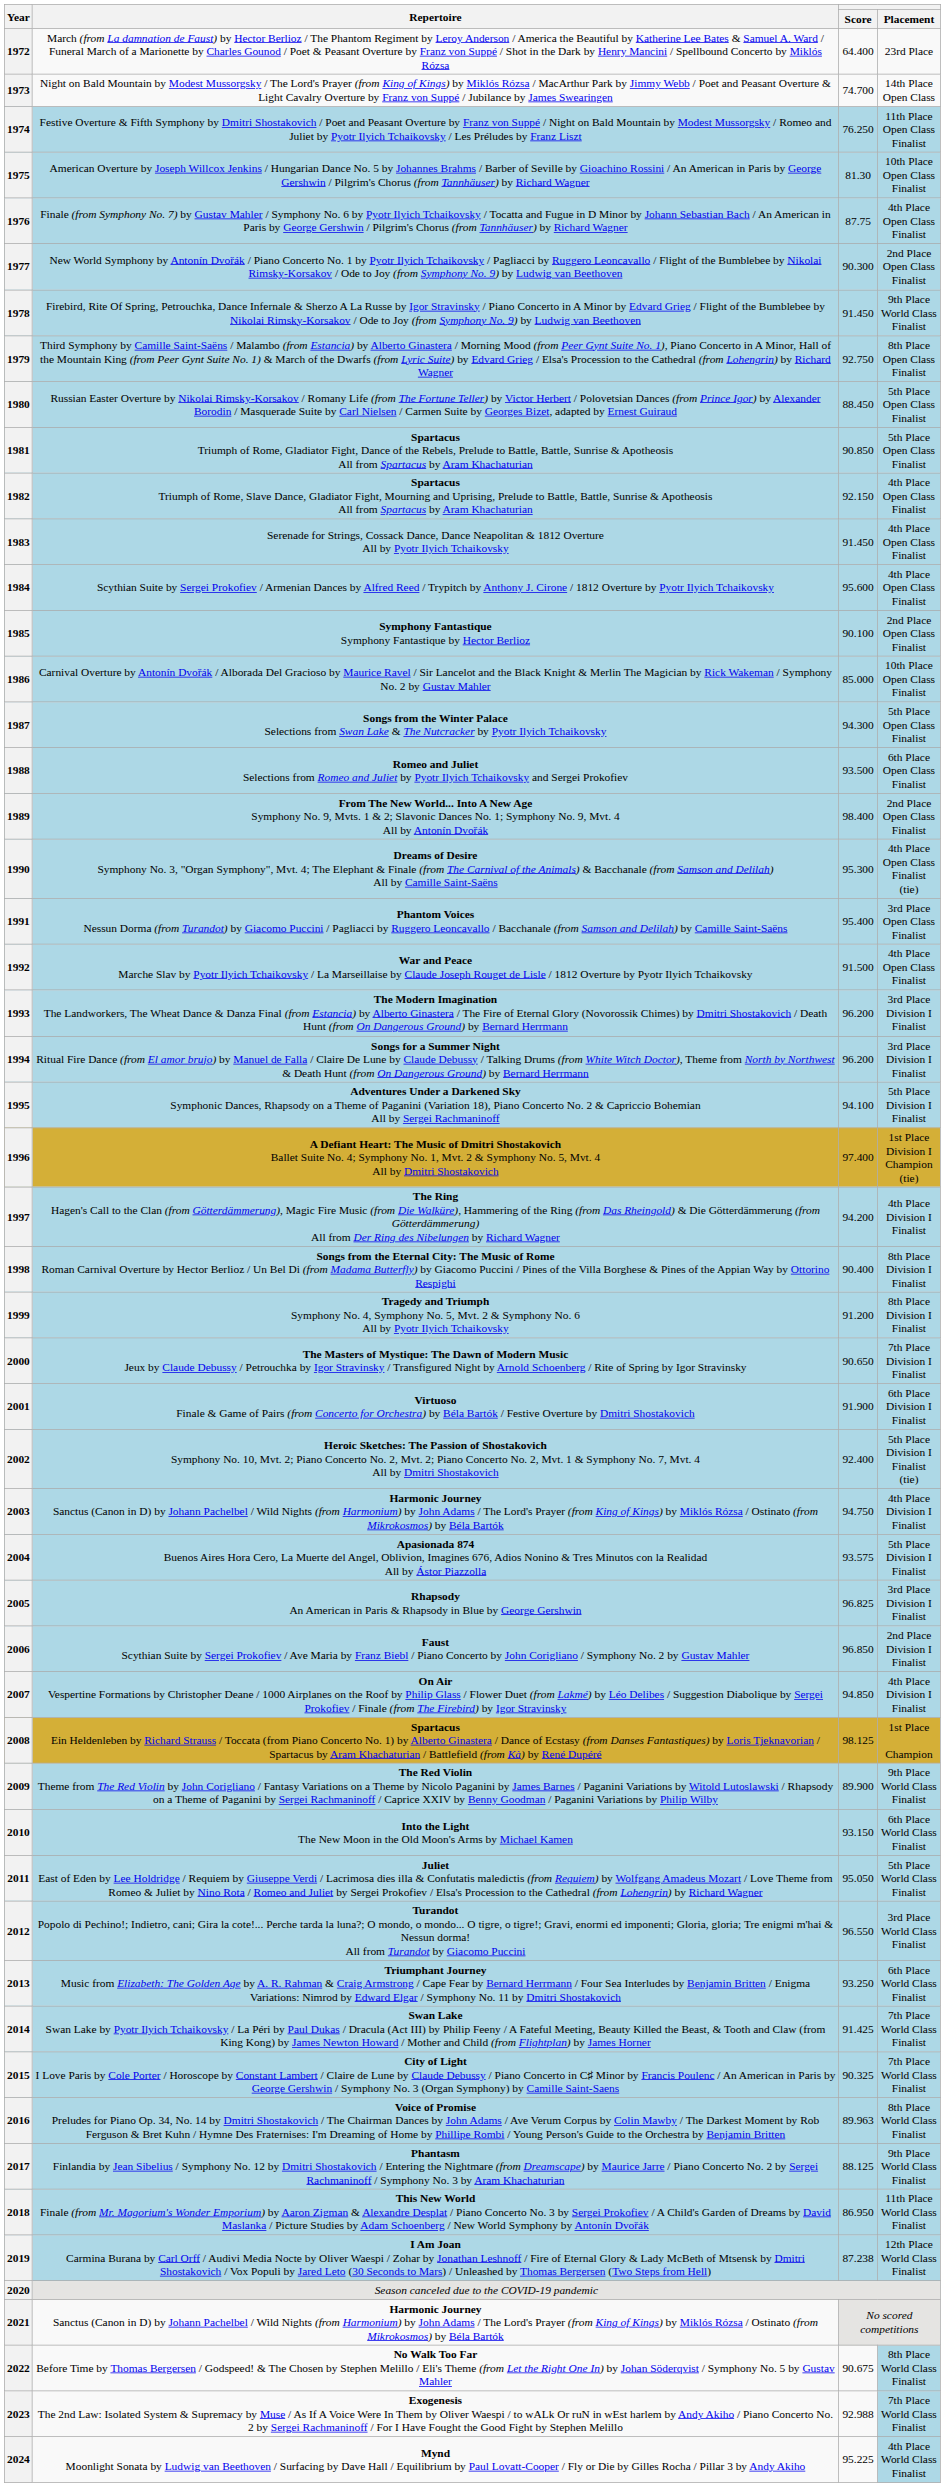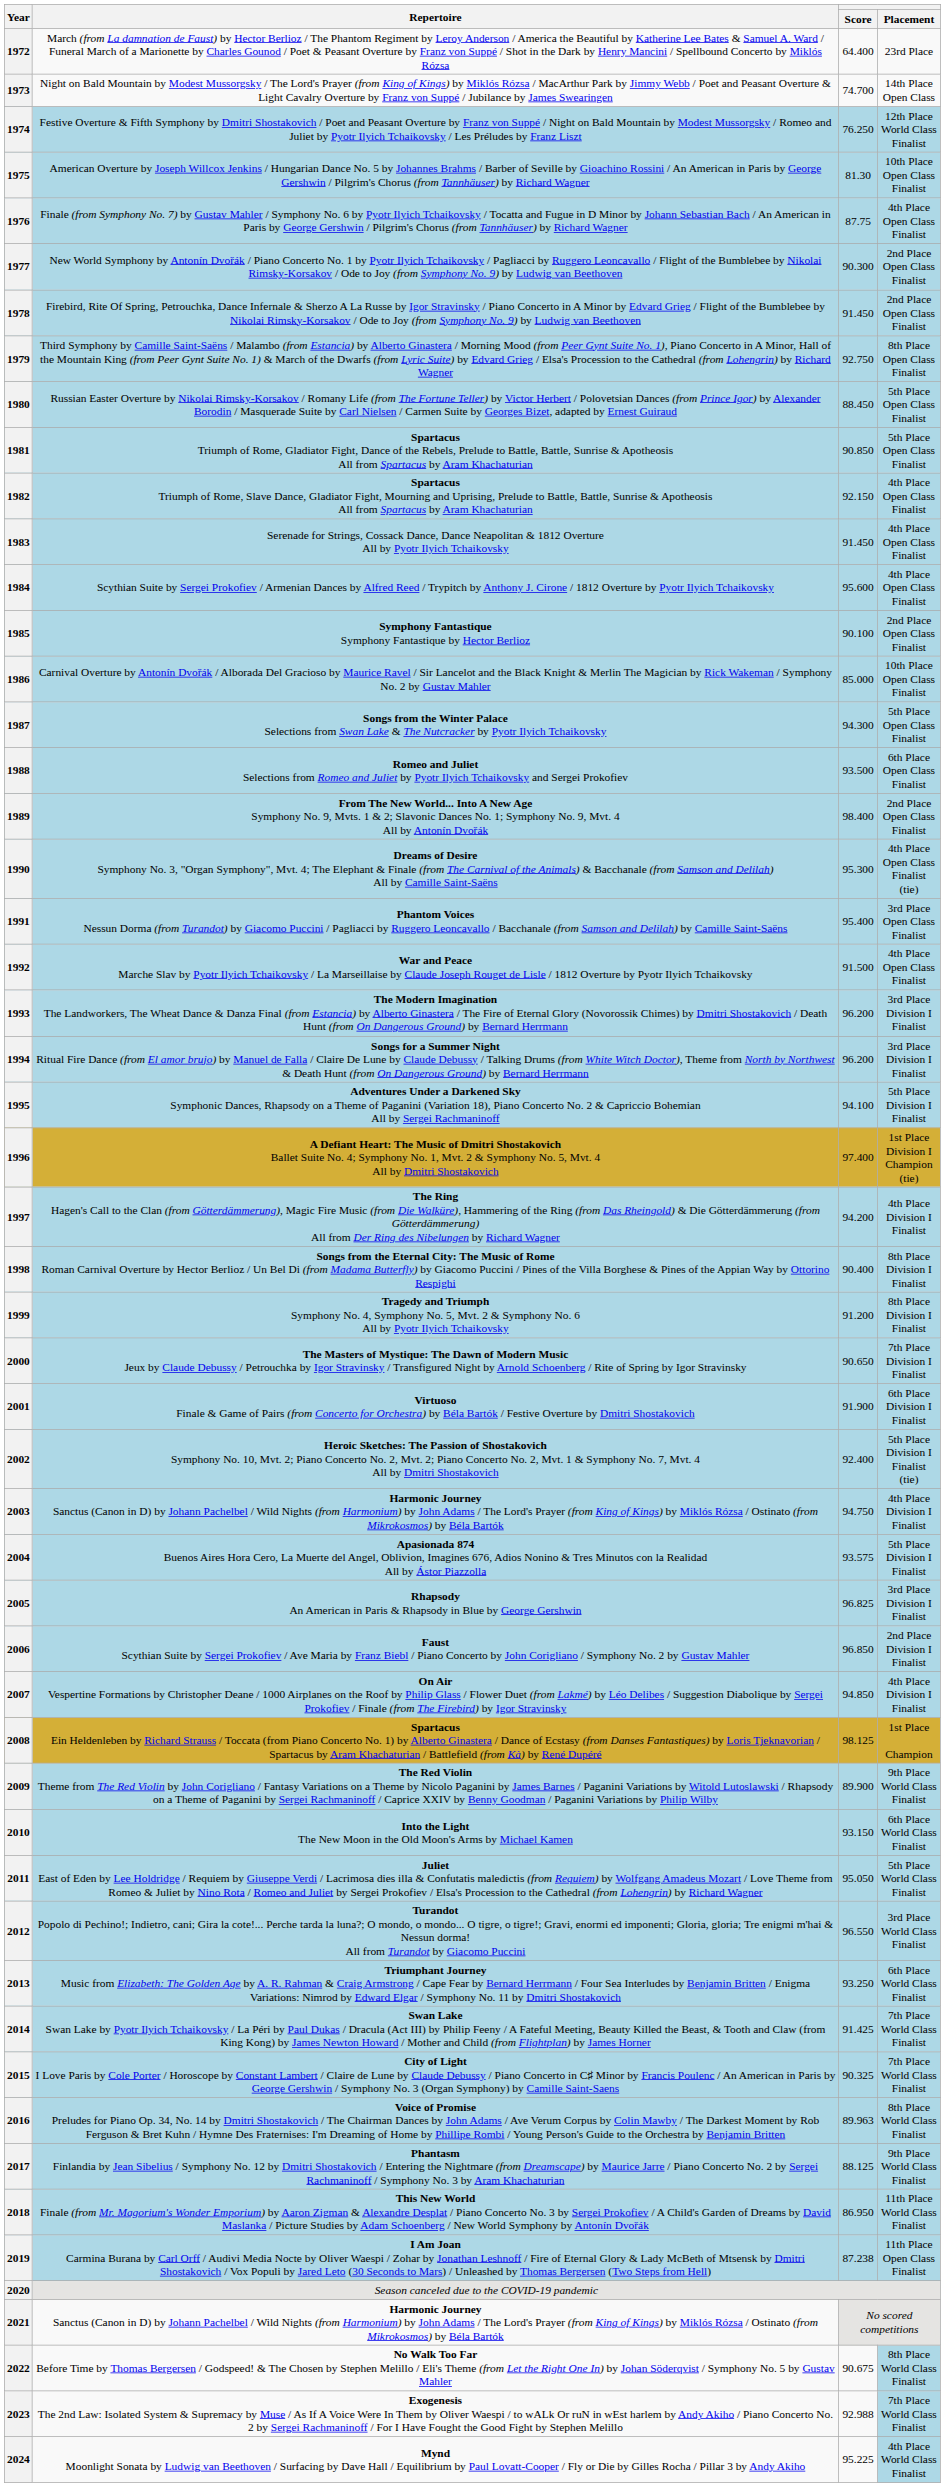(909, 129) 11th Place Open Class Finalist -> (909, 129) 12th Place World Class Finalist
(909, 312) 9th Place World Class Finalist -> (909, 312) 2nd Place Open Class Finalist
(909, 2258) 12th Place World Class Finalist -> (909, 2258) 11th Place Open Class Finalist
